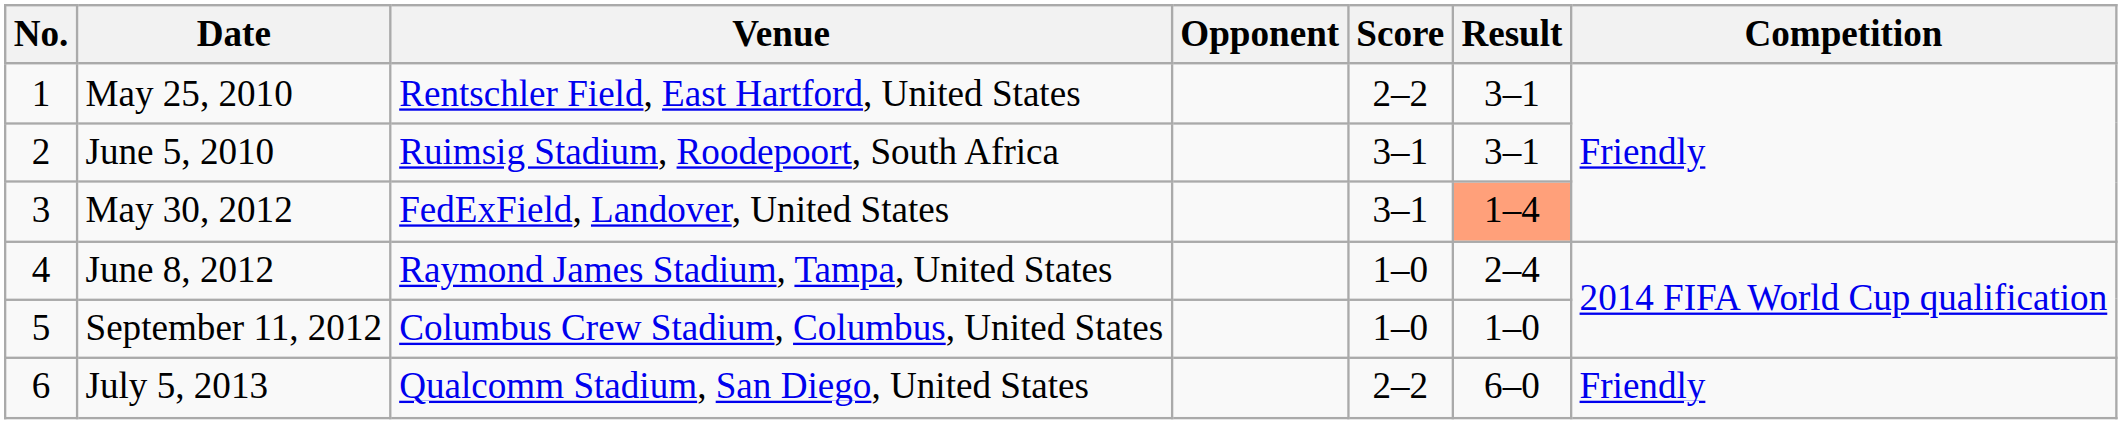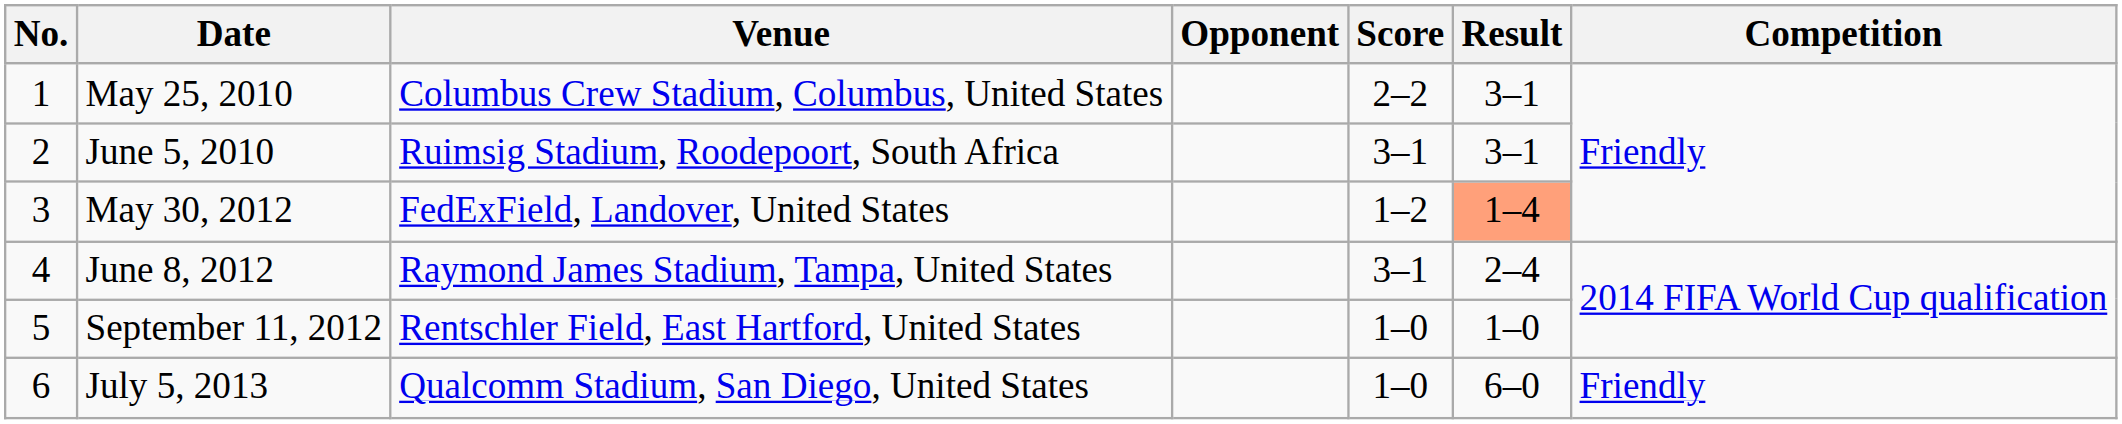(740, 92) Rentschler Field, East Hartford, United States -> (781, 92) Columbus Crew Stadium, Columbus, United States
(1400, 210) 3–1 -> (1400, 210) 1–2
(1400, 269) 1–0 -> (1400, 269) 3–1
(781, 328) Columbus Crew Stadium, Columbus, United States -> (740, 328) Rentschler Field, East Hartford, United States
(1400, 387) 2–2 -> (1400, 387) 1–0
